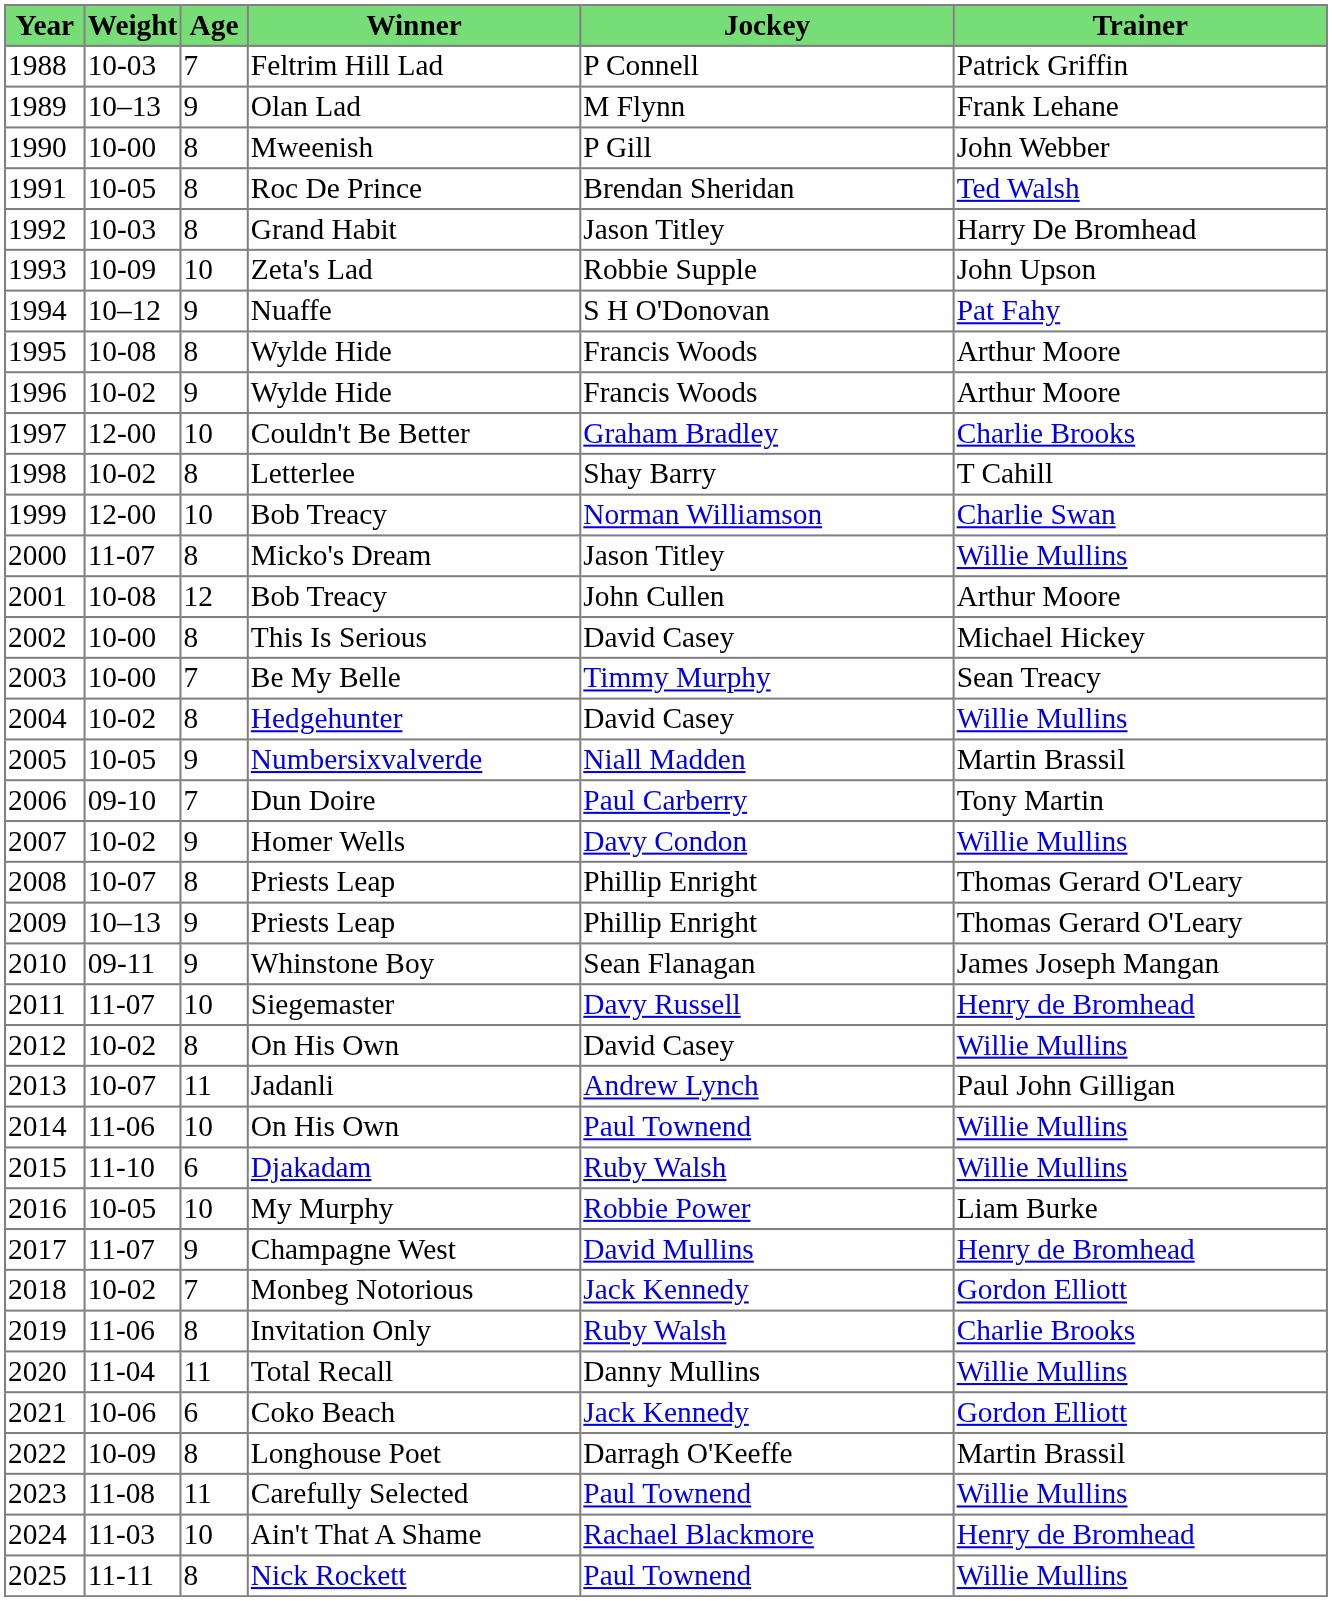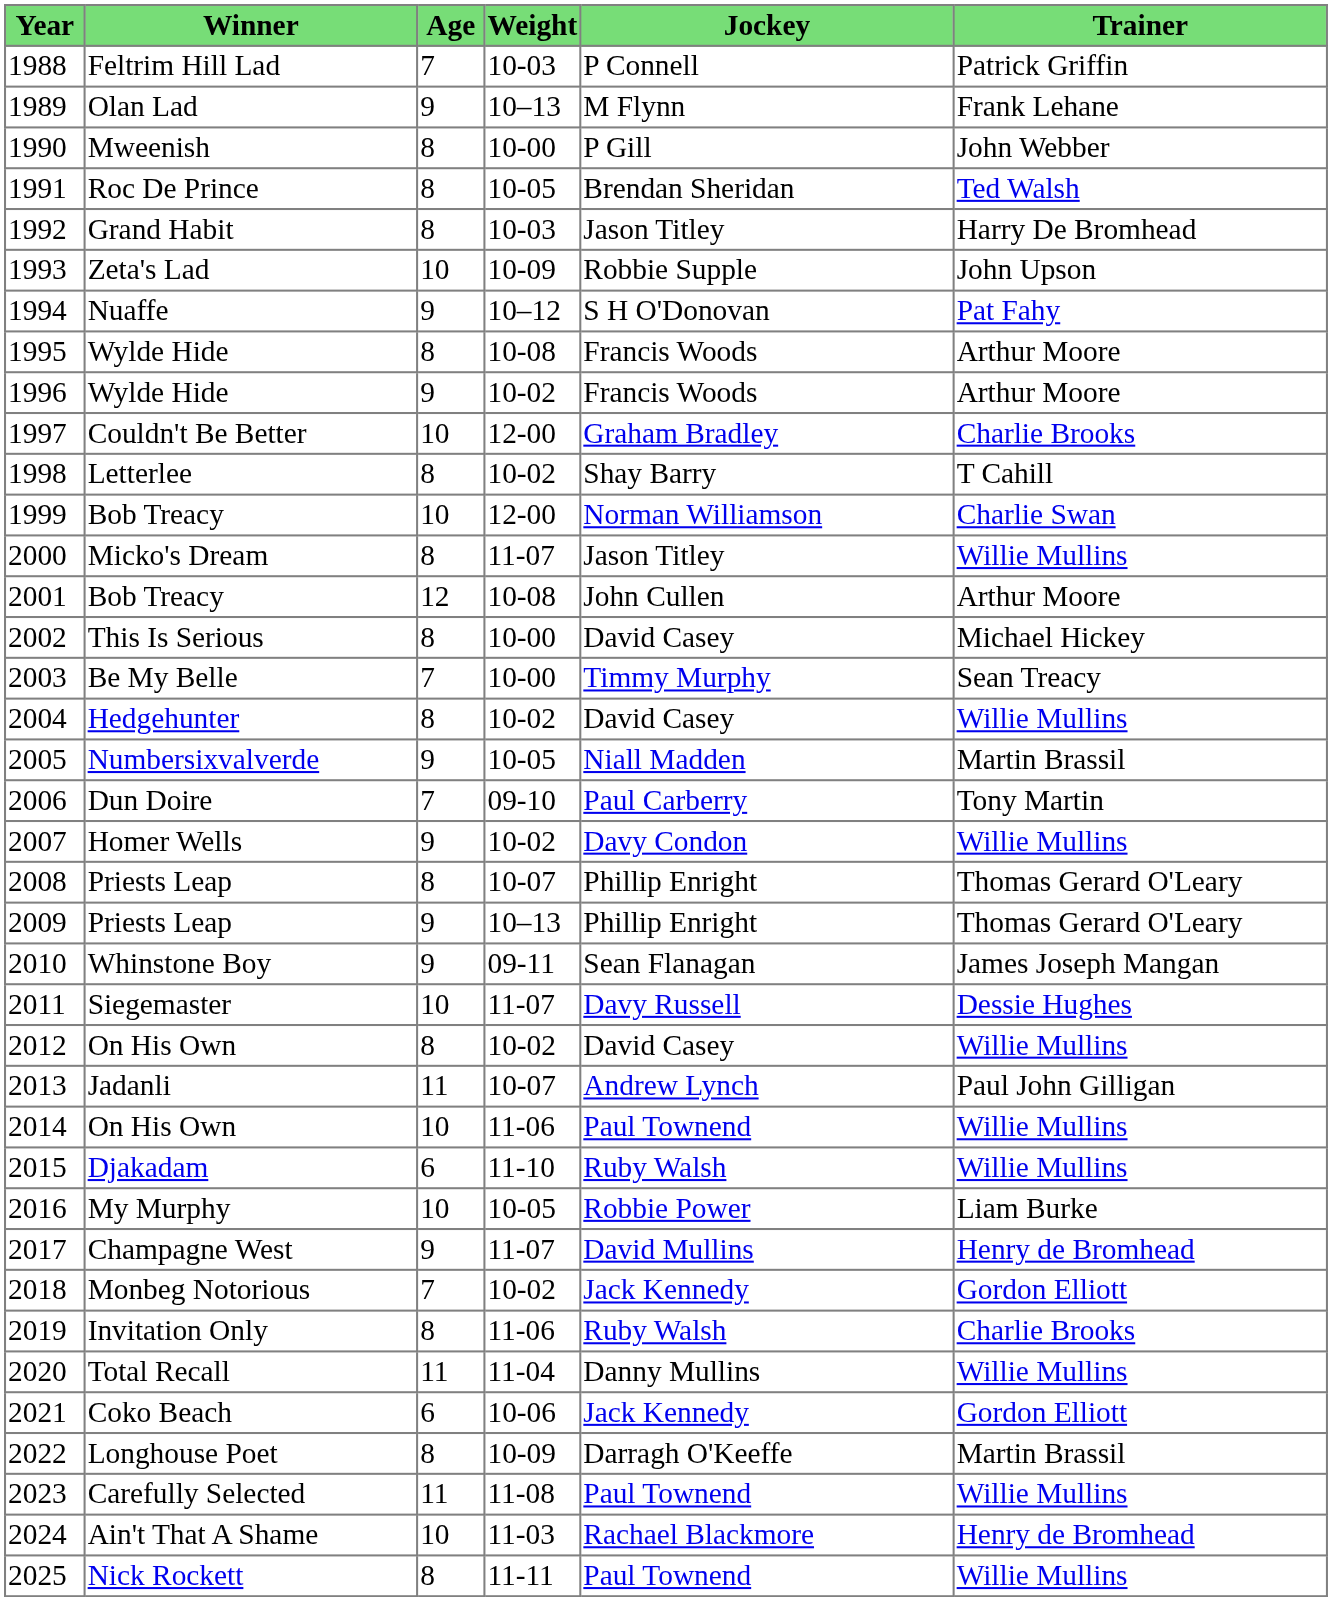columns swapped: (414, 24) <-> (133, 24)
(1076, 1004) Henry de Bromhead -> (1044, 1004) Dessie Hughes
